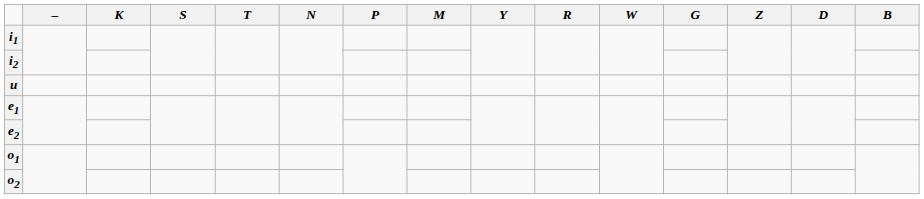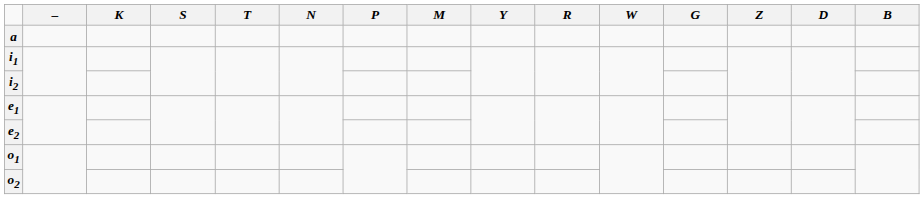+ row: (14, 36)
- row: (14, 85)
